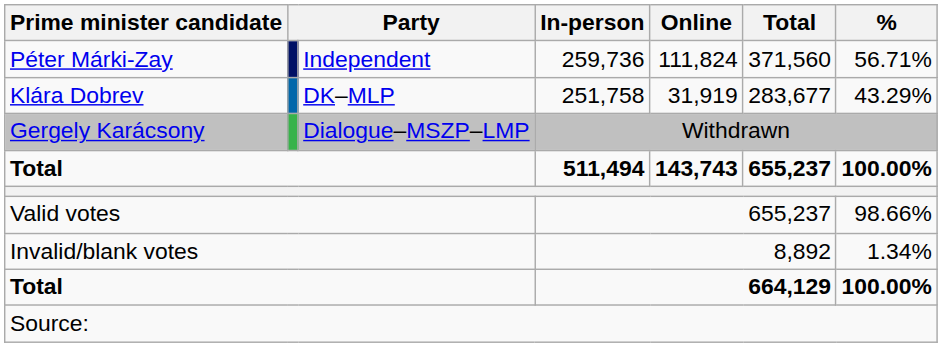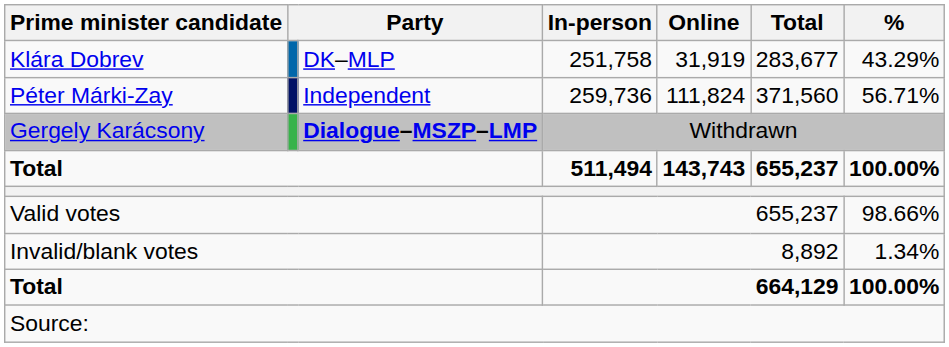rows swapped: (603, 58) <-> (603, 95)
(416, 131) normal -> (420, 131) bold
